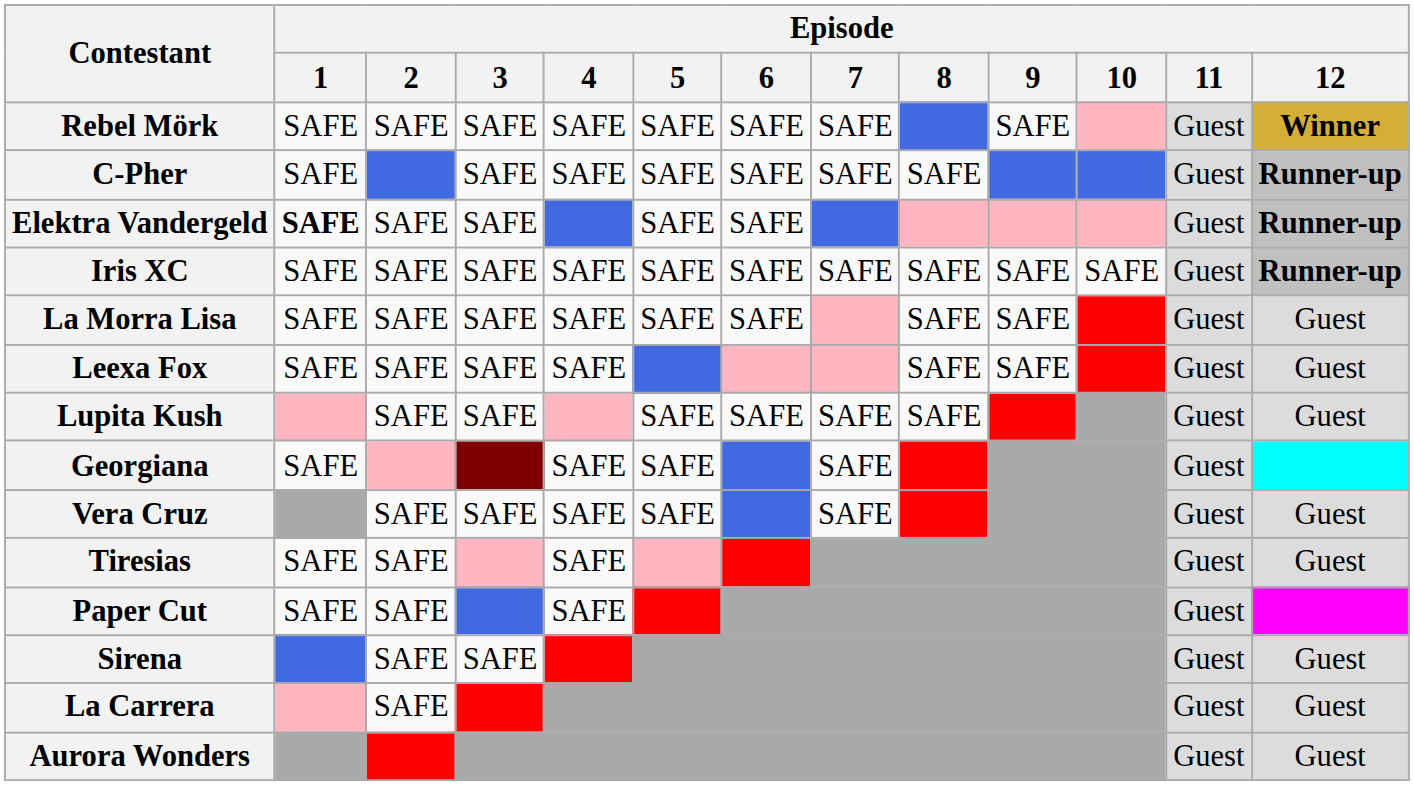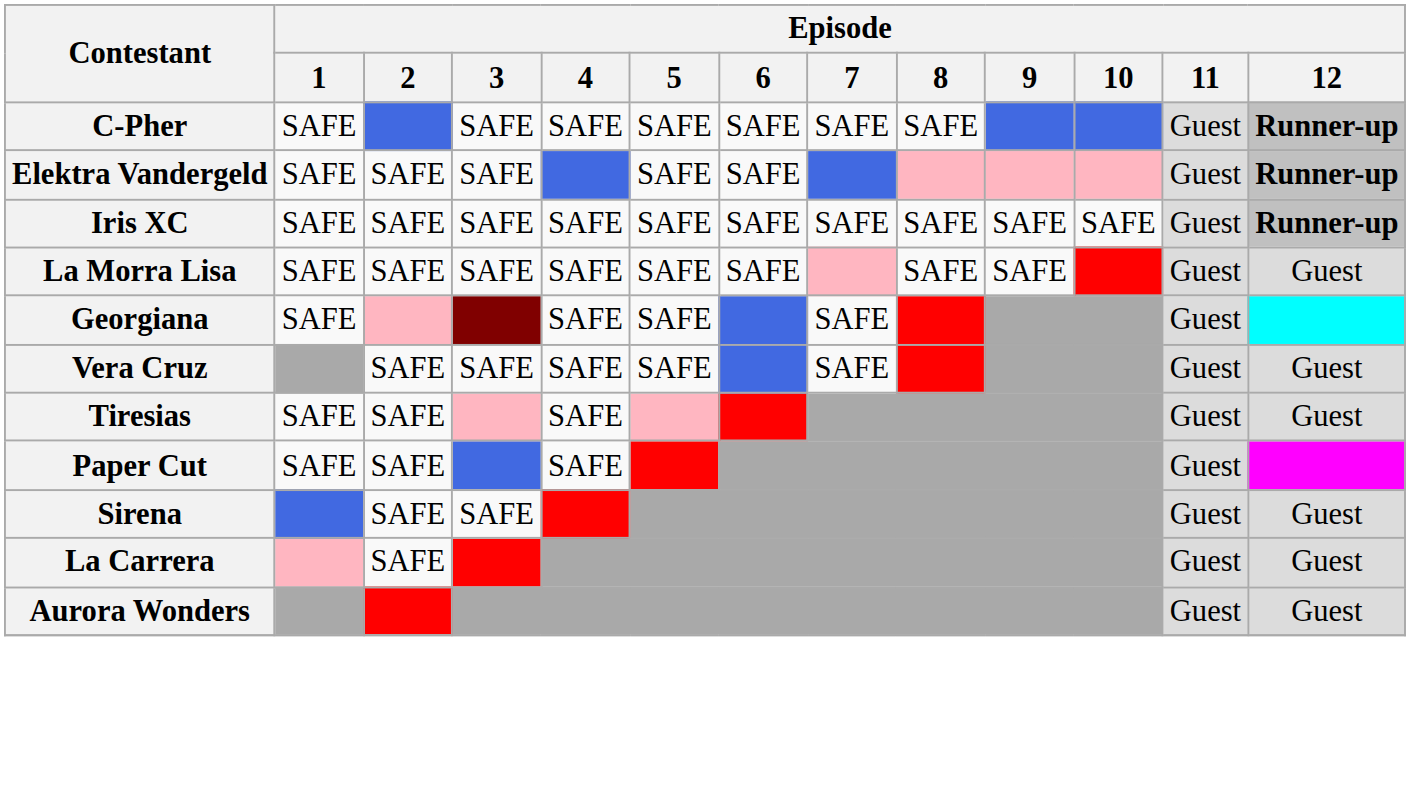- row: (140, 125)
(321, 222) bold -> (319, 174) normal
- row: (140, 367)
- row: (140, 416)
